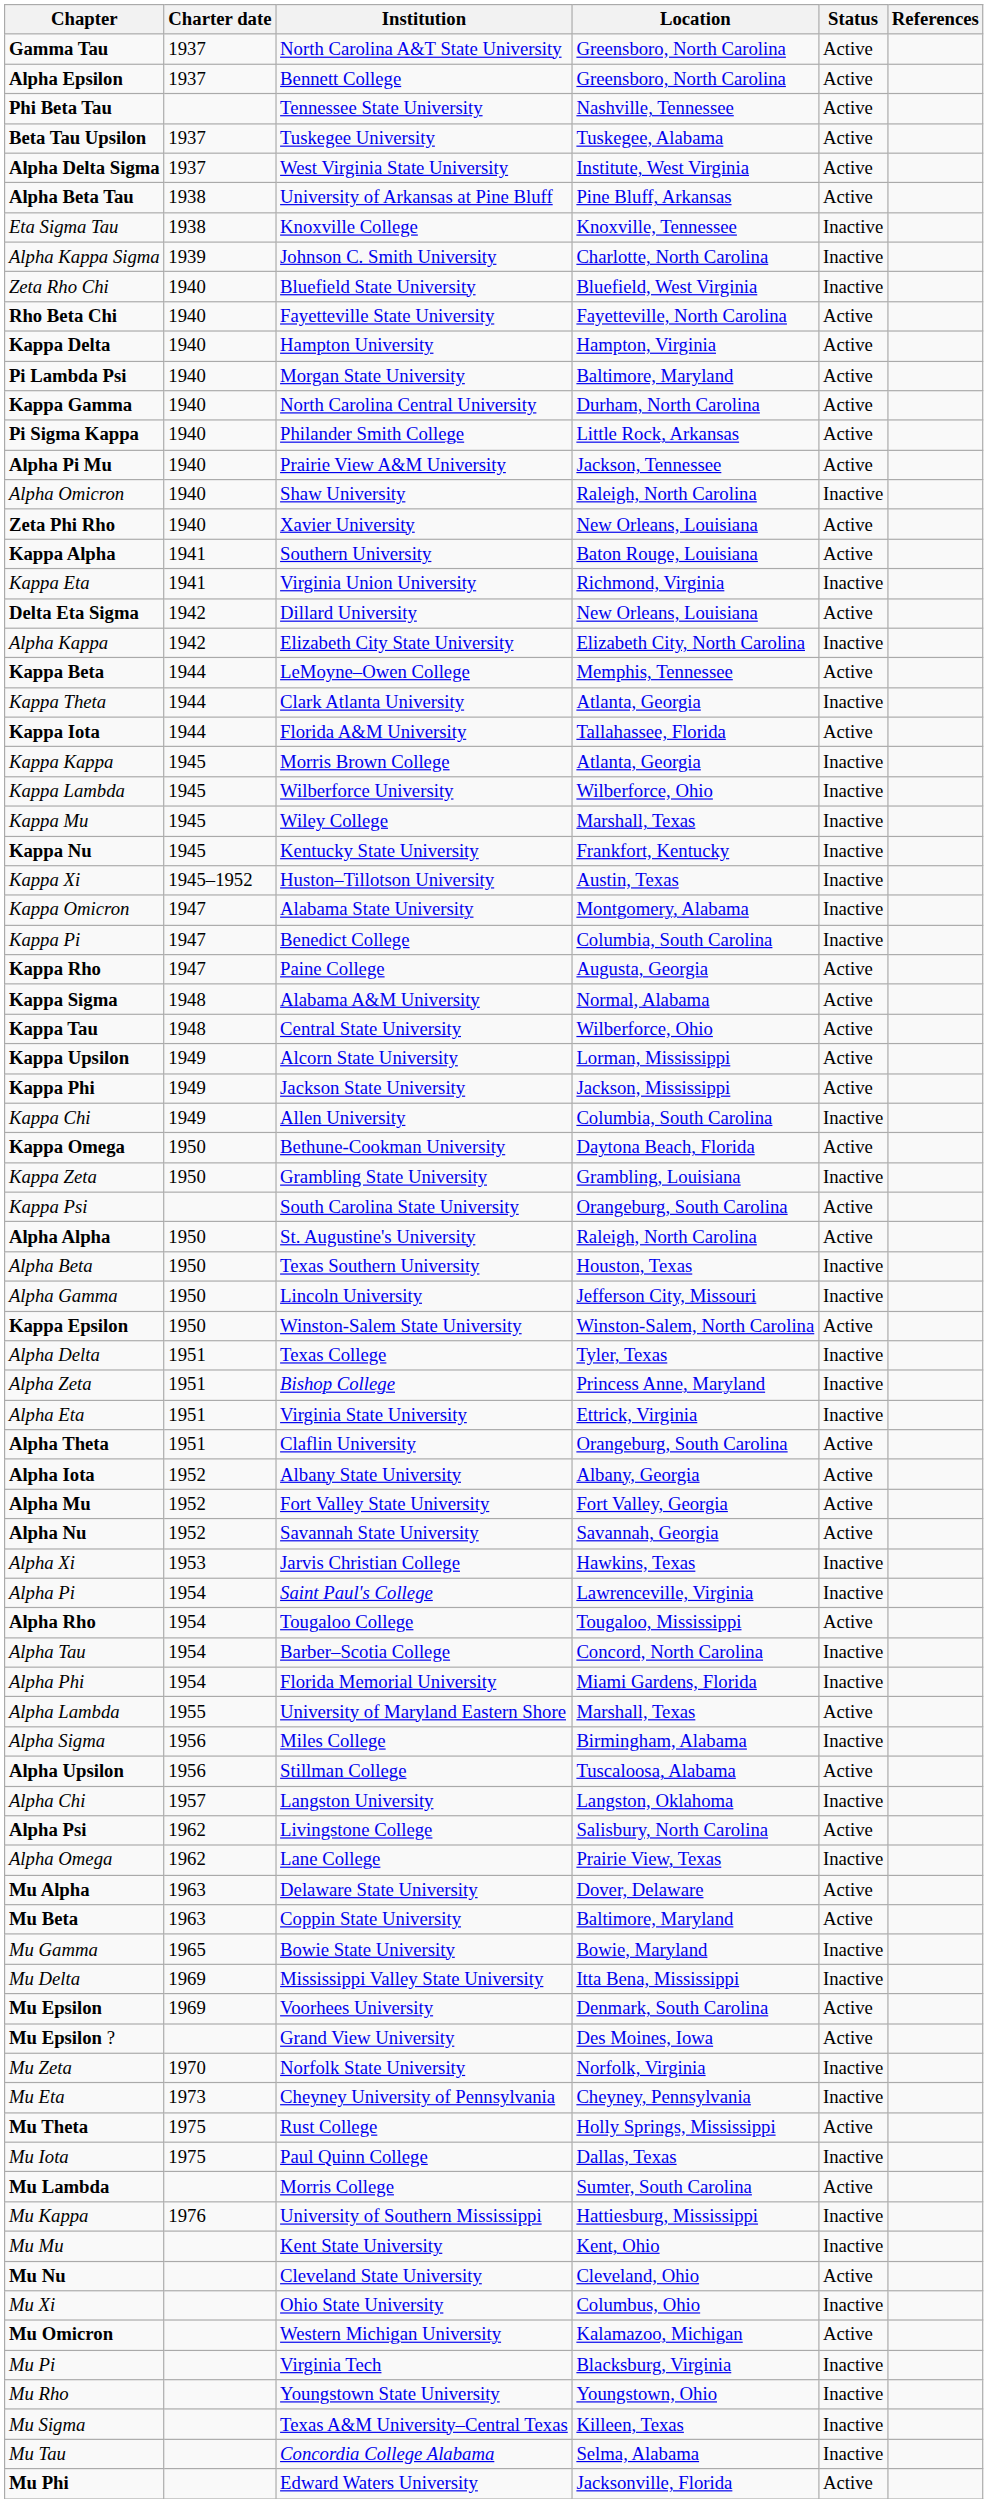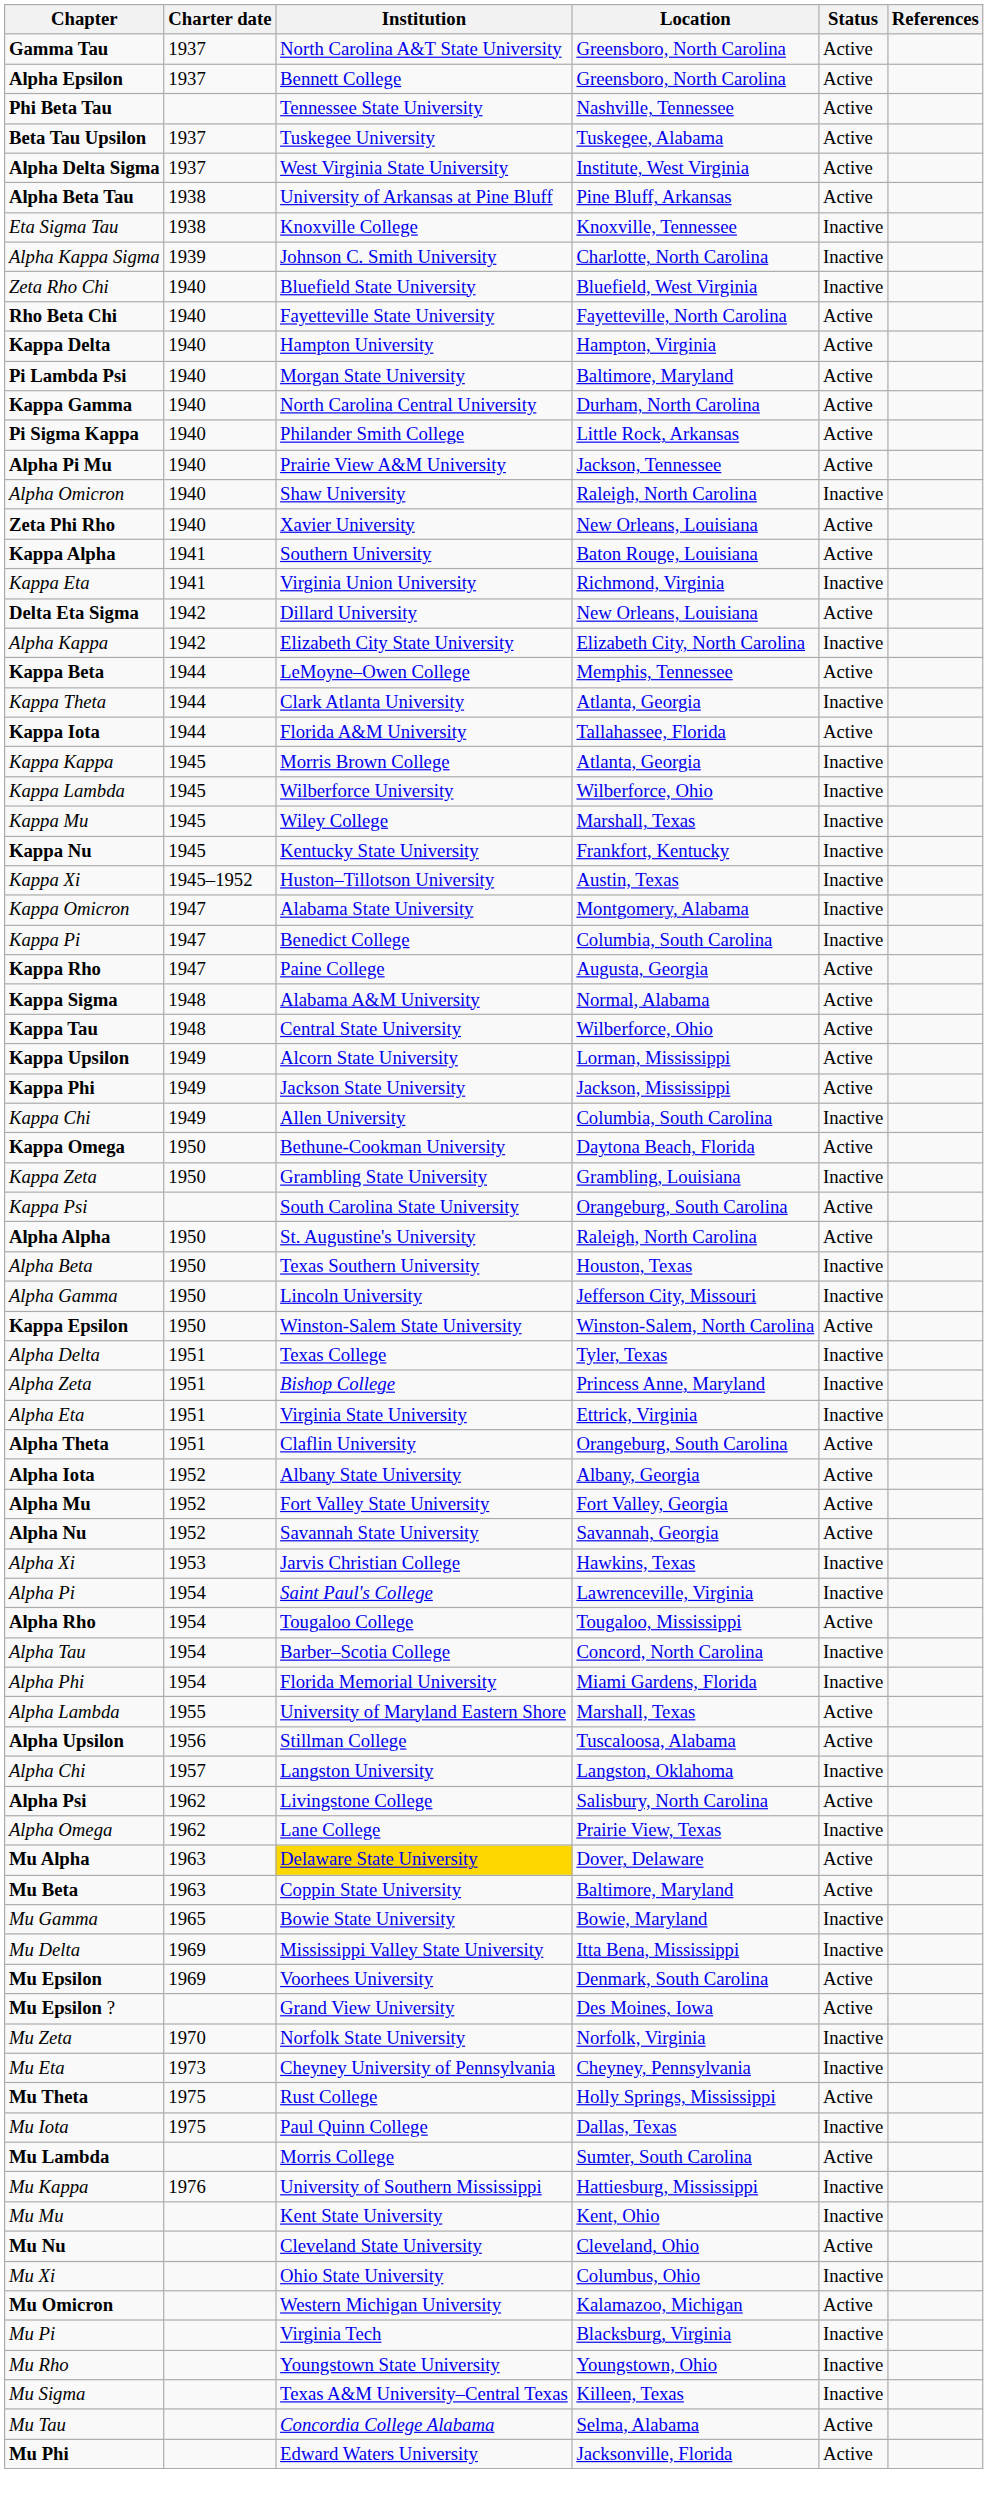- row: (57, 1741)
(379, 1889) no background -> (379, 1860) gold background
(853, 2453) Inactive -> (848, 2424) Active
